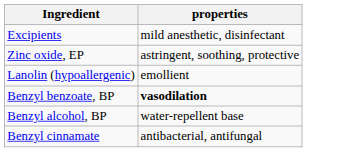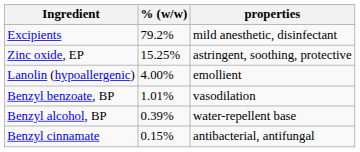+ column: (164, 14)
(174, 95) bold -> (224, 95) normal
